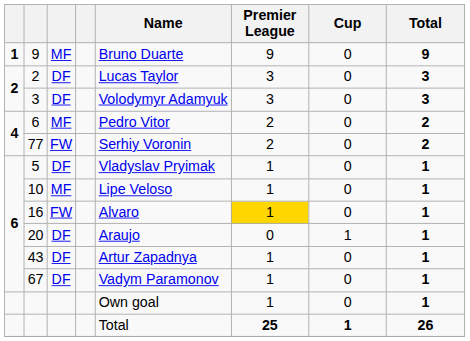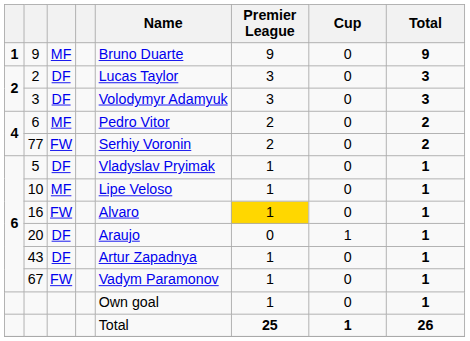(61, 280) DF -> (61, 280) FW
